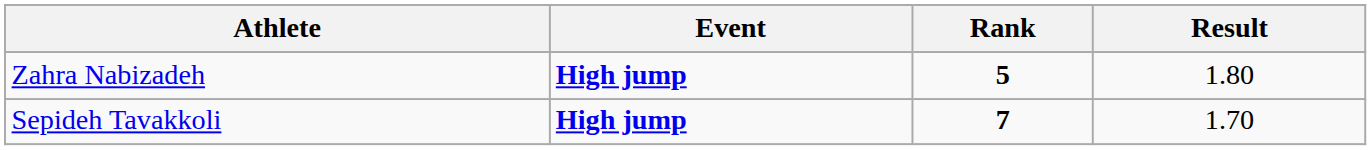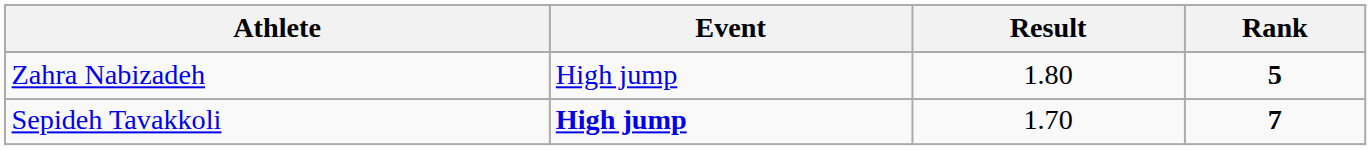columns swapped: (1229, 28) <-> (1003, 28)
(621, 74) bold -> (617, 74) normal
